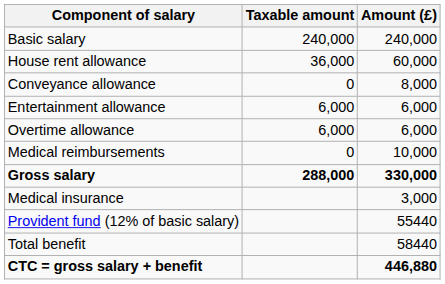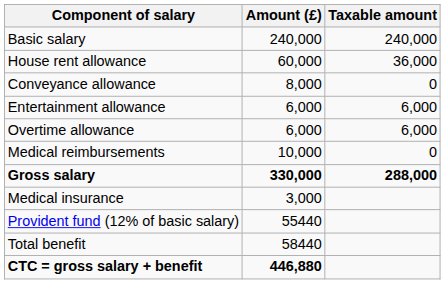columns swapped: (399, 15) <-> (300, 15)
